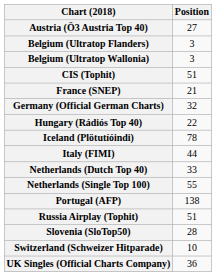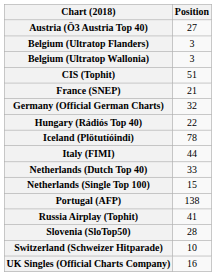(192, 185) 55 -> (192, 185) 15
(192, 216) 51 -> (192, 216) 41
(192, 264) 36 -> (192, 264) 16
